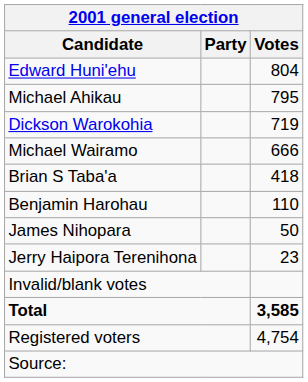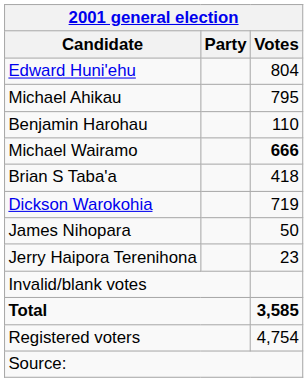rows swapped: (80, 124) <-> (78, 204)
(285, 151) normal -> (285, 151) bold
